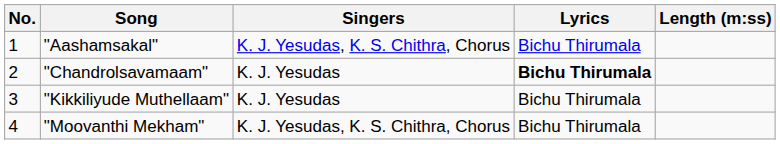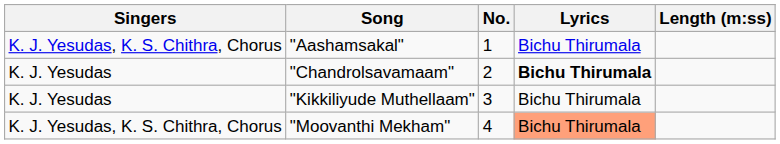columns swapped: (22, 18) <-> (373, 18)
(579, 126) no background -> (579, 126) lightsalmon background
